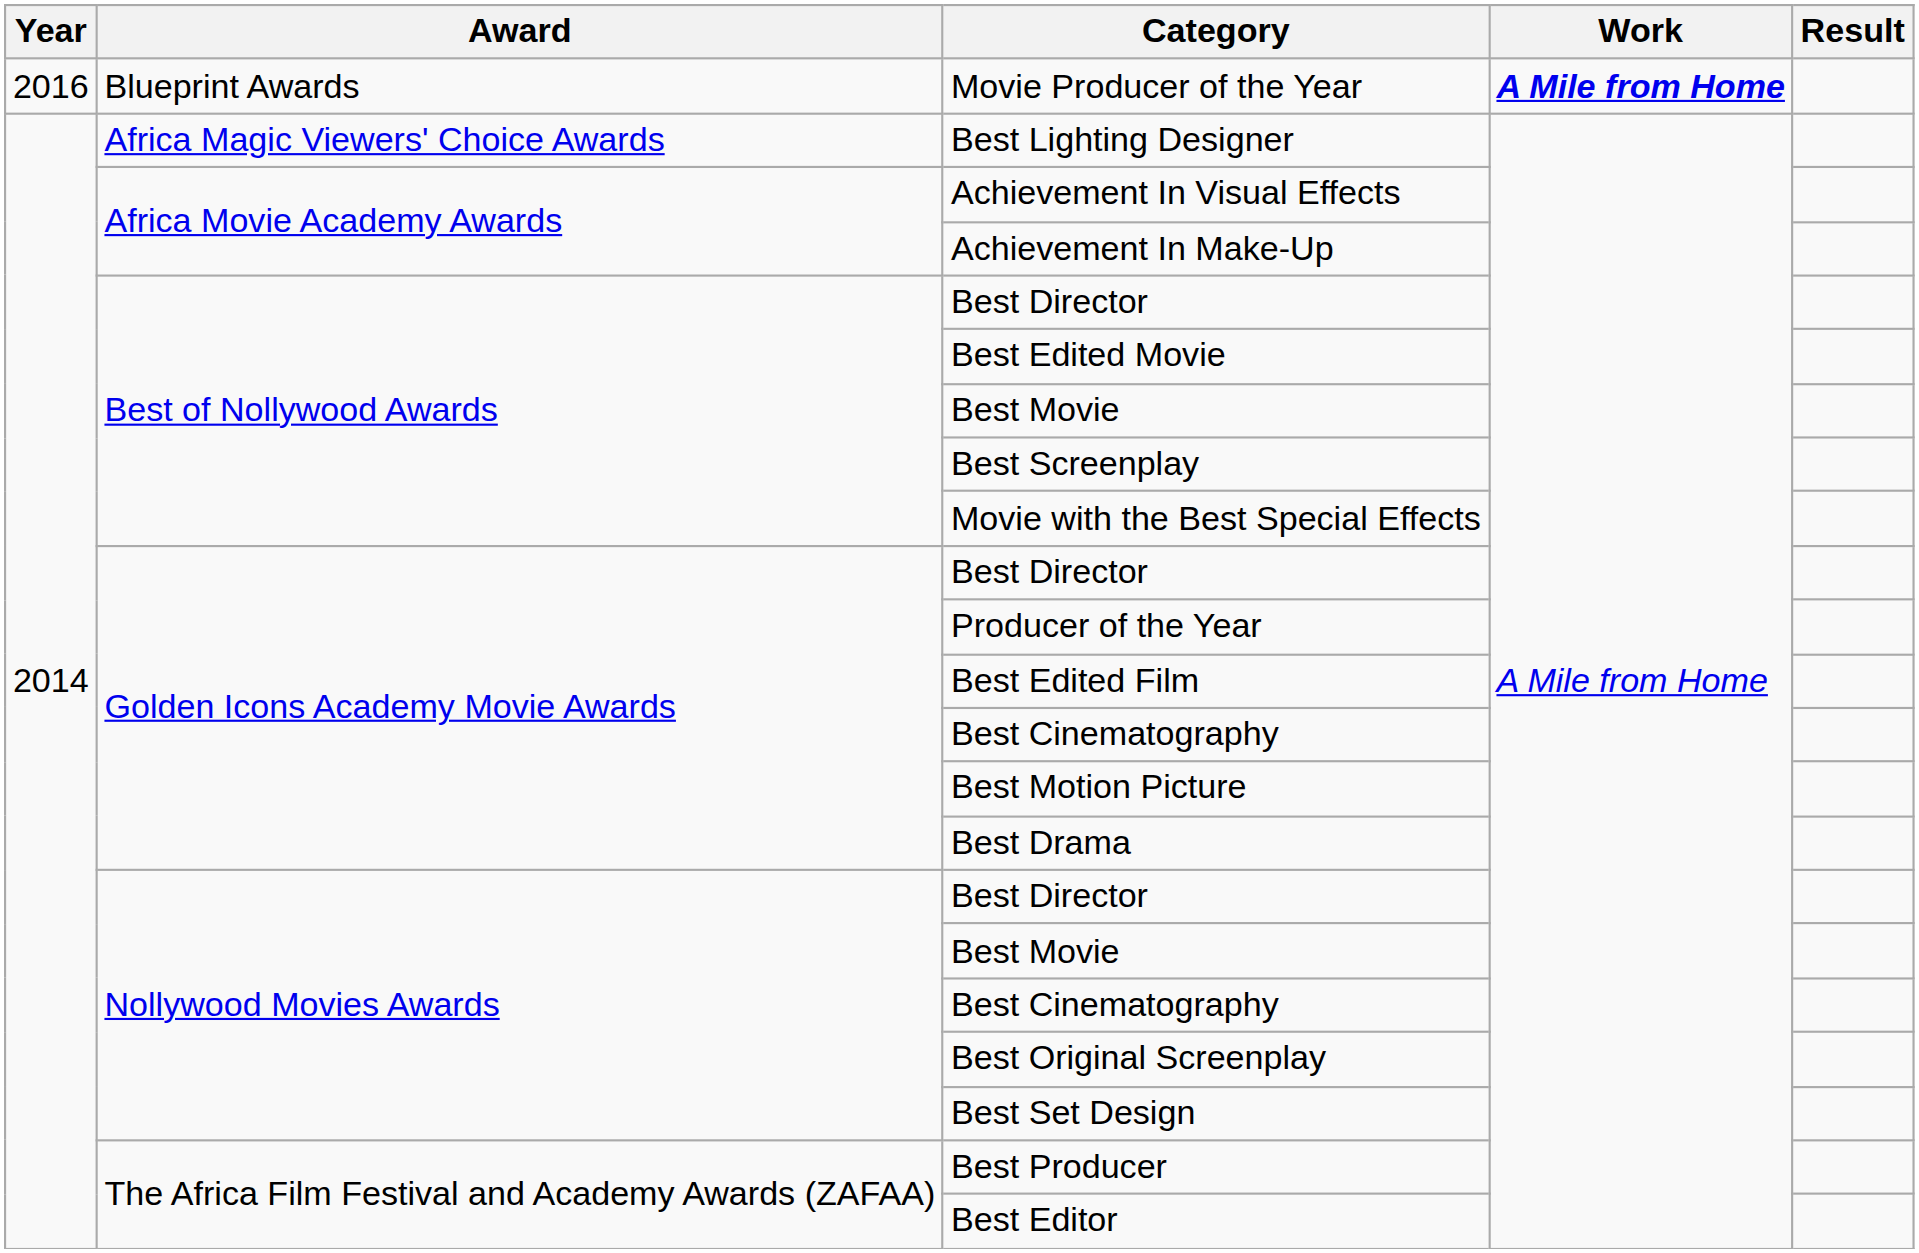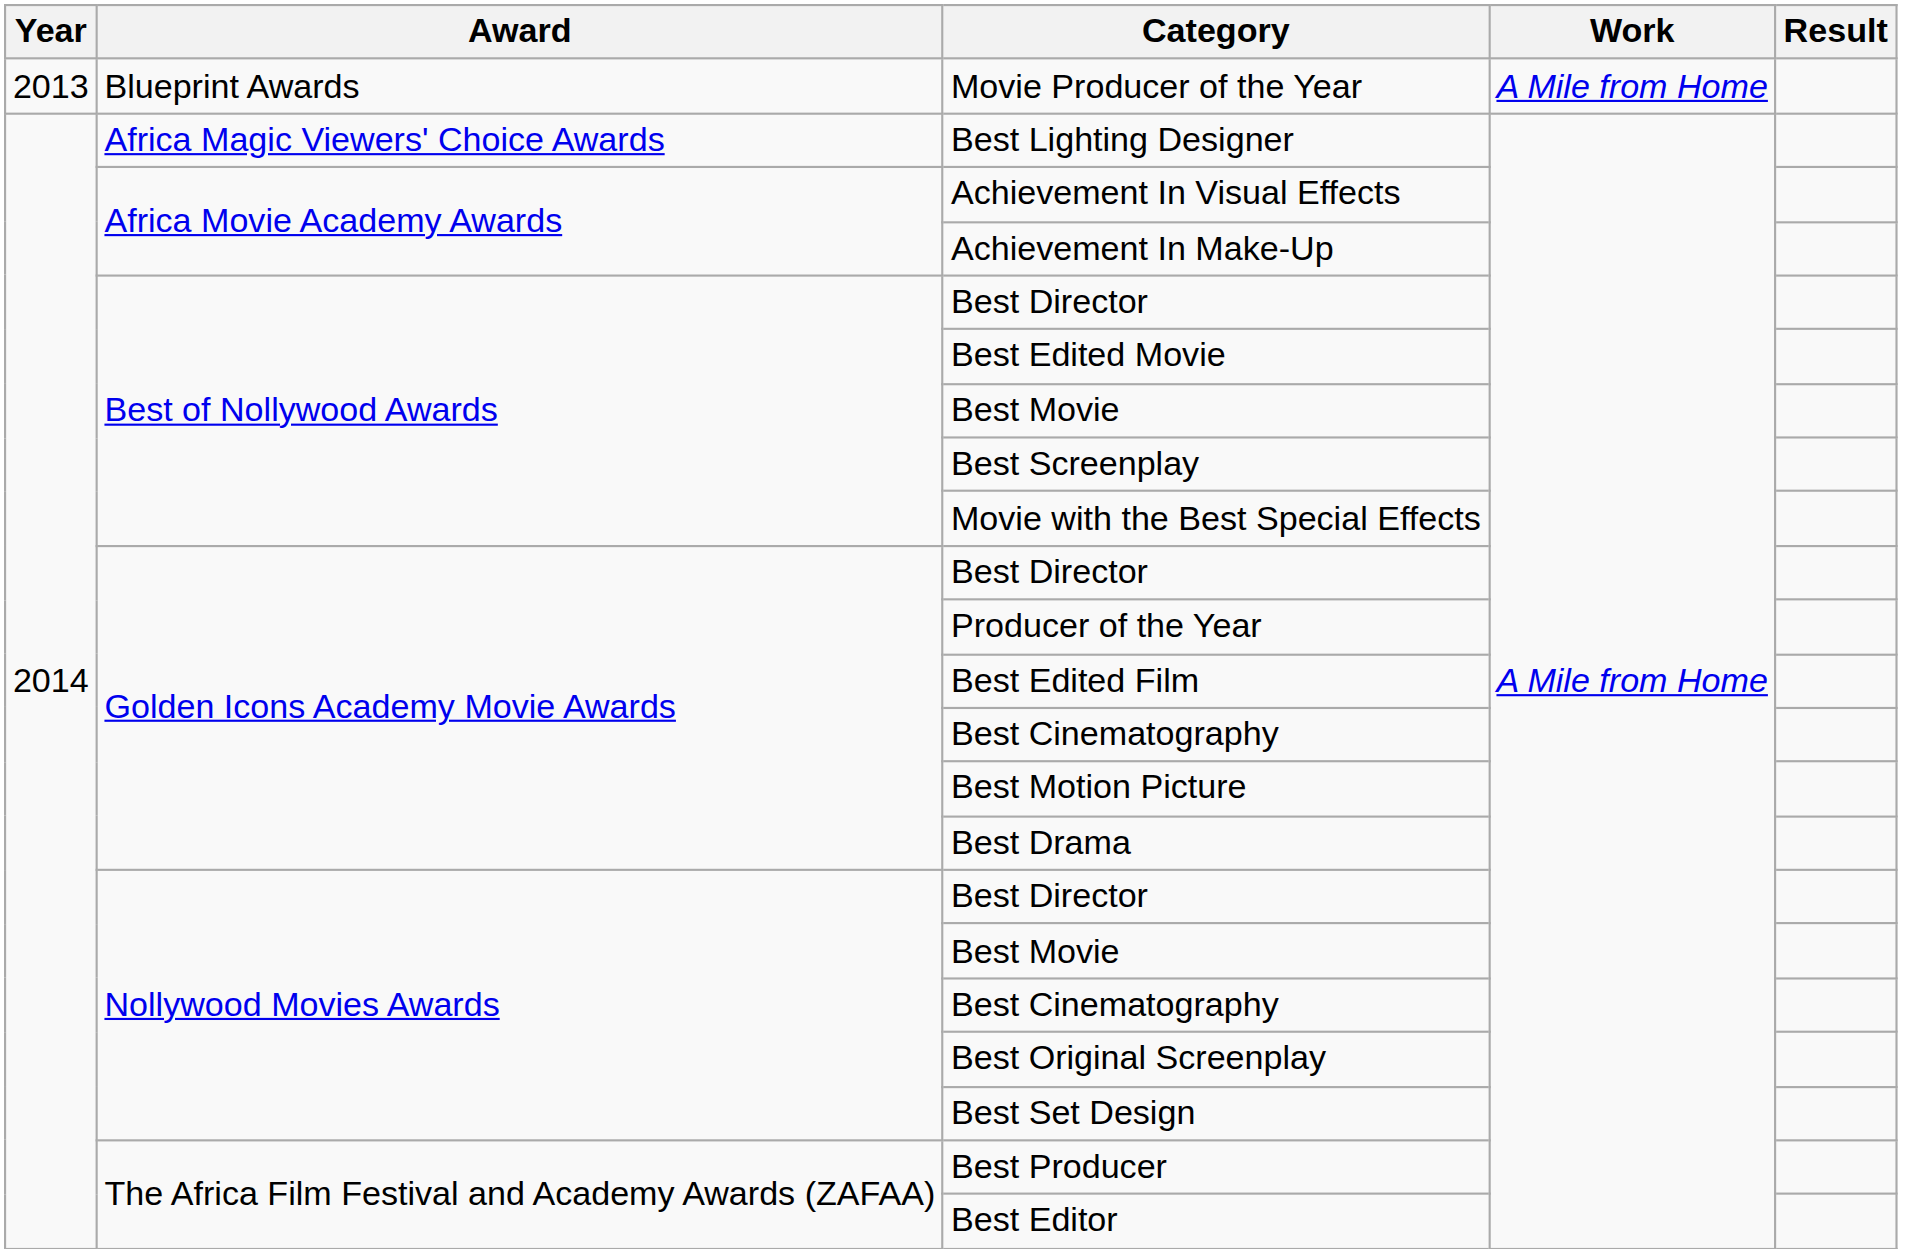(51, 85) 2016 -> (51, 85) 2013
(1641, 85) bold -> (1632, 85) normal
